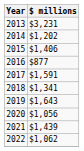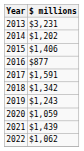(43, 88) $1,341 -> (43, 88) $1,342
(43, 101) $1,643 -> (43, 101) $1,243
(43, 114) $1,056 -> (43, 114) $1,059
